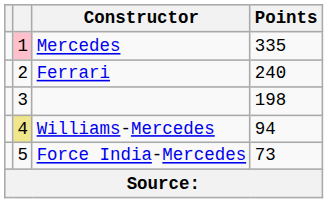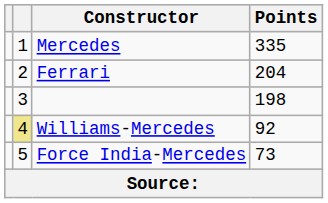(23, 46) pink background -> (23, 46) no background
(270, 74) 240 -> (270, 74) 204
(265, 129) 94 -> (265, 129) 92
